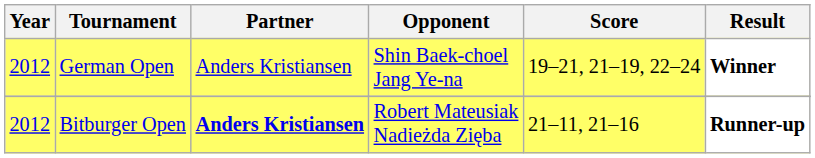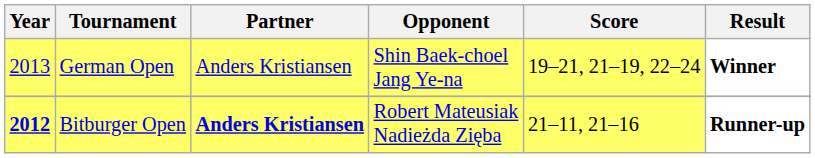(30, 67) 2012 -> (30, 67) 2013
(30, 124) normal -> (30, 124) bold
